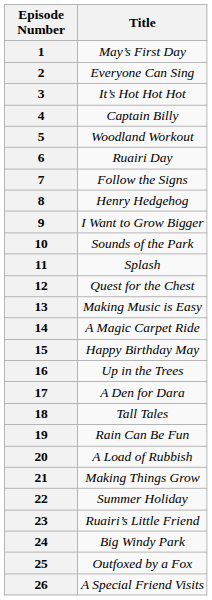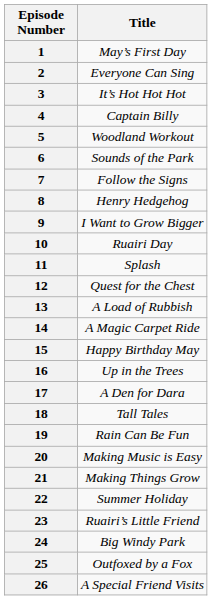(142, 158) Ruairi Day -> (142, 158) Sounds of the Park
(142, 243) Sounds of the Park -> (142, 243) Ruairi Day
(142, 307) Making Music is Easy -> (142, 307) A Load of Rubbish
(142, 456) A Load of Rubbish -> (142, 456) Making Music is Easy
